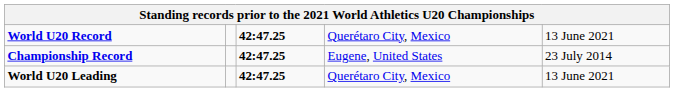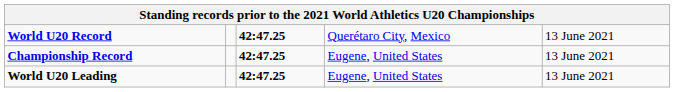(578, 55) 23 July 2014 -> (580, 55) 13 June 2021
(389, 76) Querétaro City, Mexico -> (385, 76) Eugene, United States
